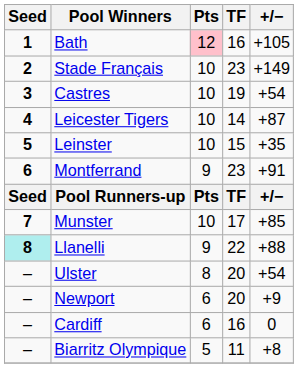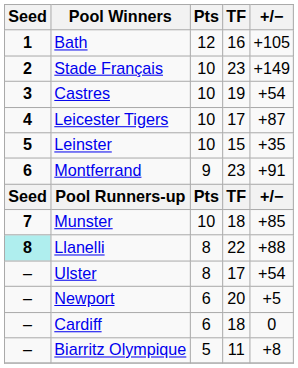(206, 42) pink background -> (206, 42) no background
(236, 119) 14 -> (236, 119) 17
(236, 222) 17 -> (236, 222) 18
(206, 247) 9 -> (206, 247) 8
(236, 273) 20 -> (236, 273) 17
(272, 299) +9 -> (272, 299) +5
(236, 324) 16 -> (236, 324) 18
